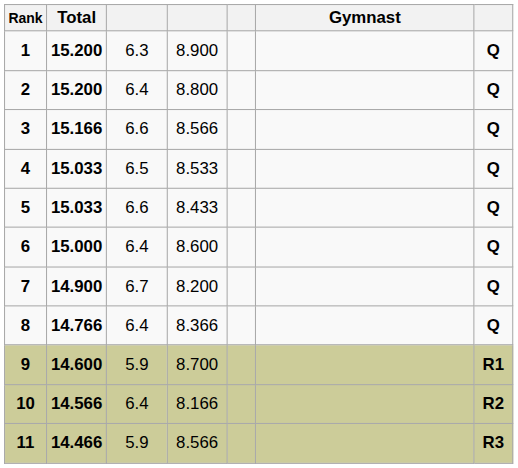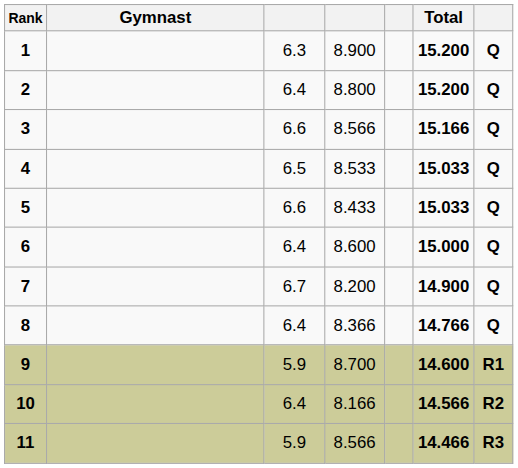columns swapped: (365, 17) <-> (77, 17)
